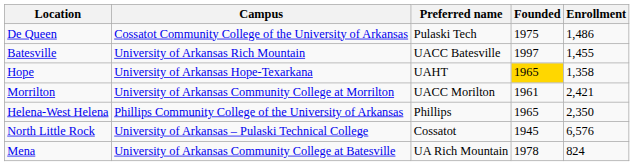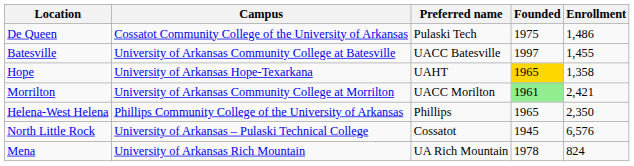(210, 53) University of Arkansas Rich Mountain -> (255, 53) University of Arkansas Community College at Batesville
(526, 92) no background -> (526, 92) lightgreen background
(255, 151) University of Arkansas Community College at Batesville -> (210, 151) University of Arkansas Rich Mountain
